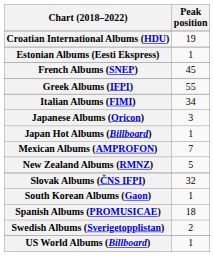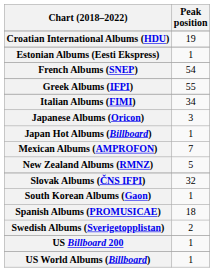(191, 70) 45 -> (191, 70) 54
+ row: (88, 243)
